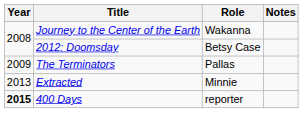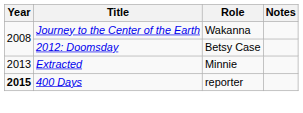- row: (75, 64)
